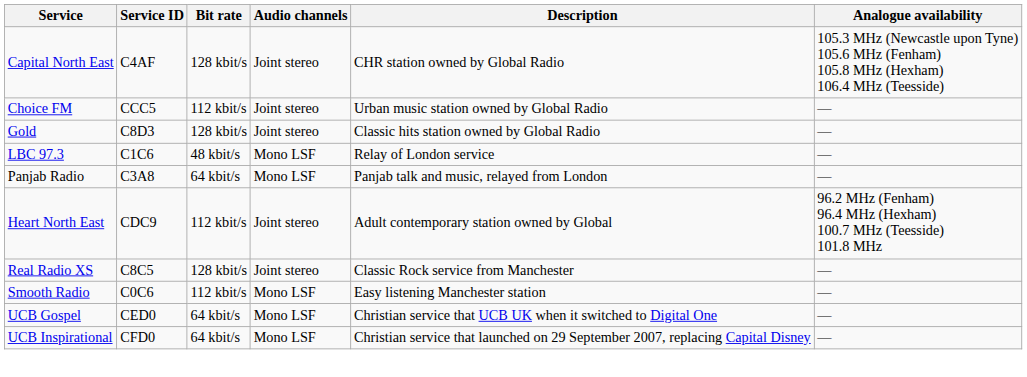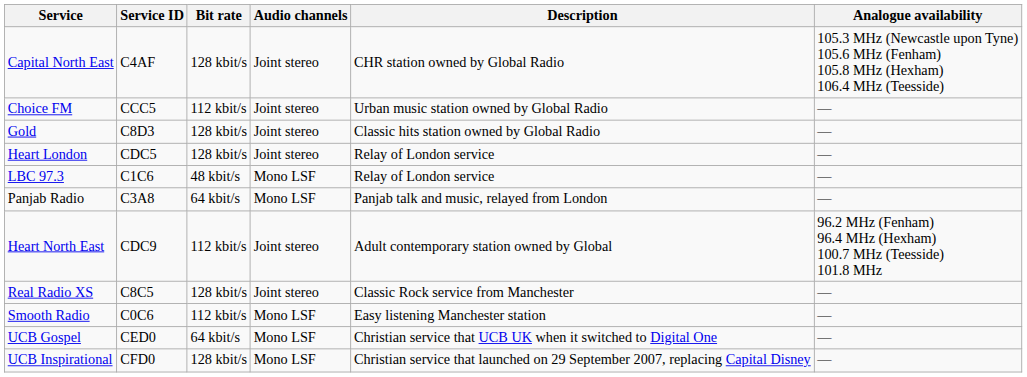+ row: (47, 154)
(215, 337) 64 kbit/s -> (219, 360) 128 kbit/s
